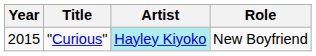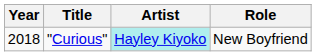(24, 39) 2015 -> (24, 39) 2018
